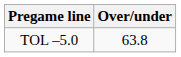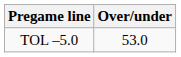(135, 39) 63.8 -> (135, 39) 53.0
